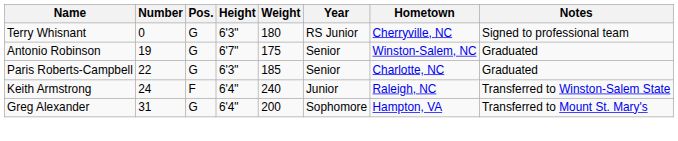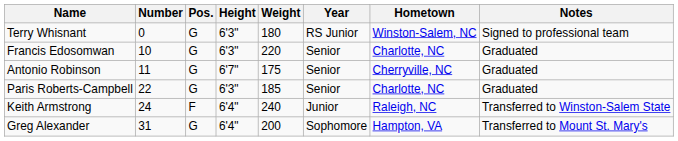(412, 32) Cherryville, NC -> (425, 32) Winston-Salem, NC
+ row: (61, 51)
(145, 51) 19 -> (144, 70) 11
(425, 51) Winston-Salem, NC -> (412, 70) Cherryville, NC
